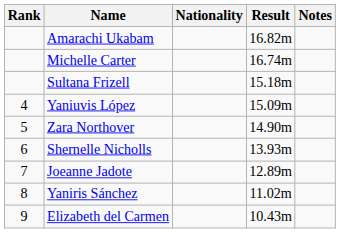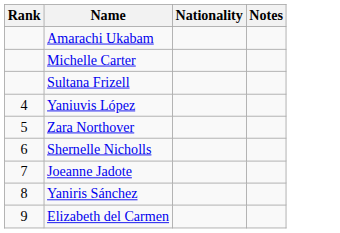- column: (271, 15)
